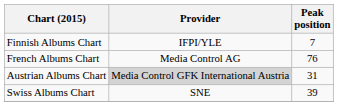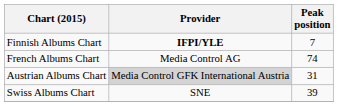(200, 42) normal -> (200, 42) bold
(312, 59) 76 -> (312, 59) 74
